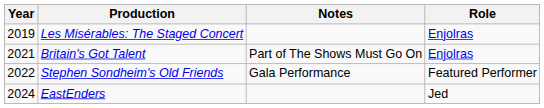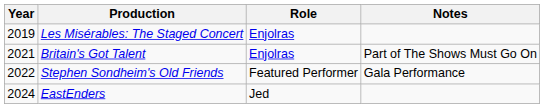columns swapped: (482, 14) <-> (336, 14)
